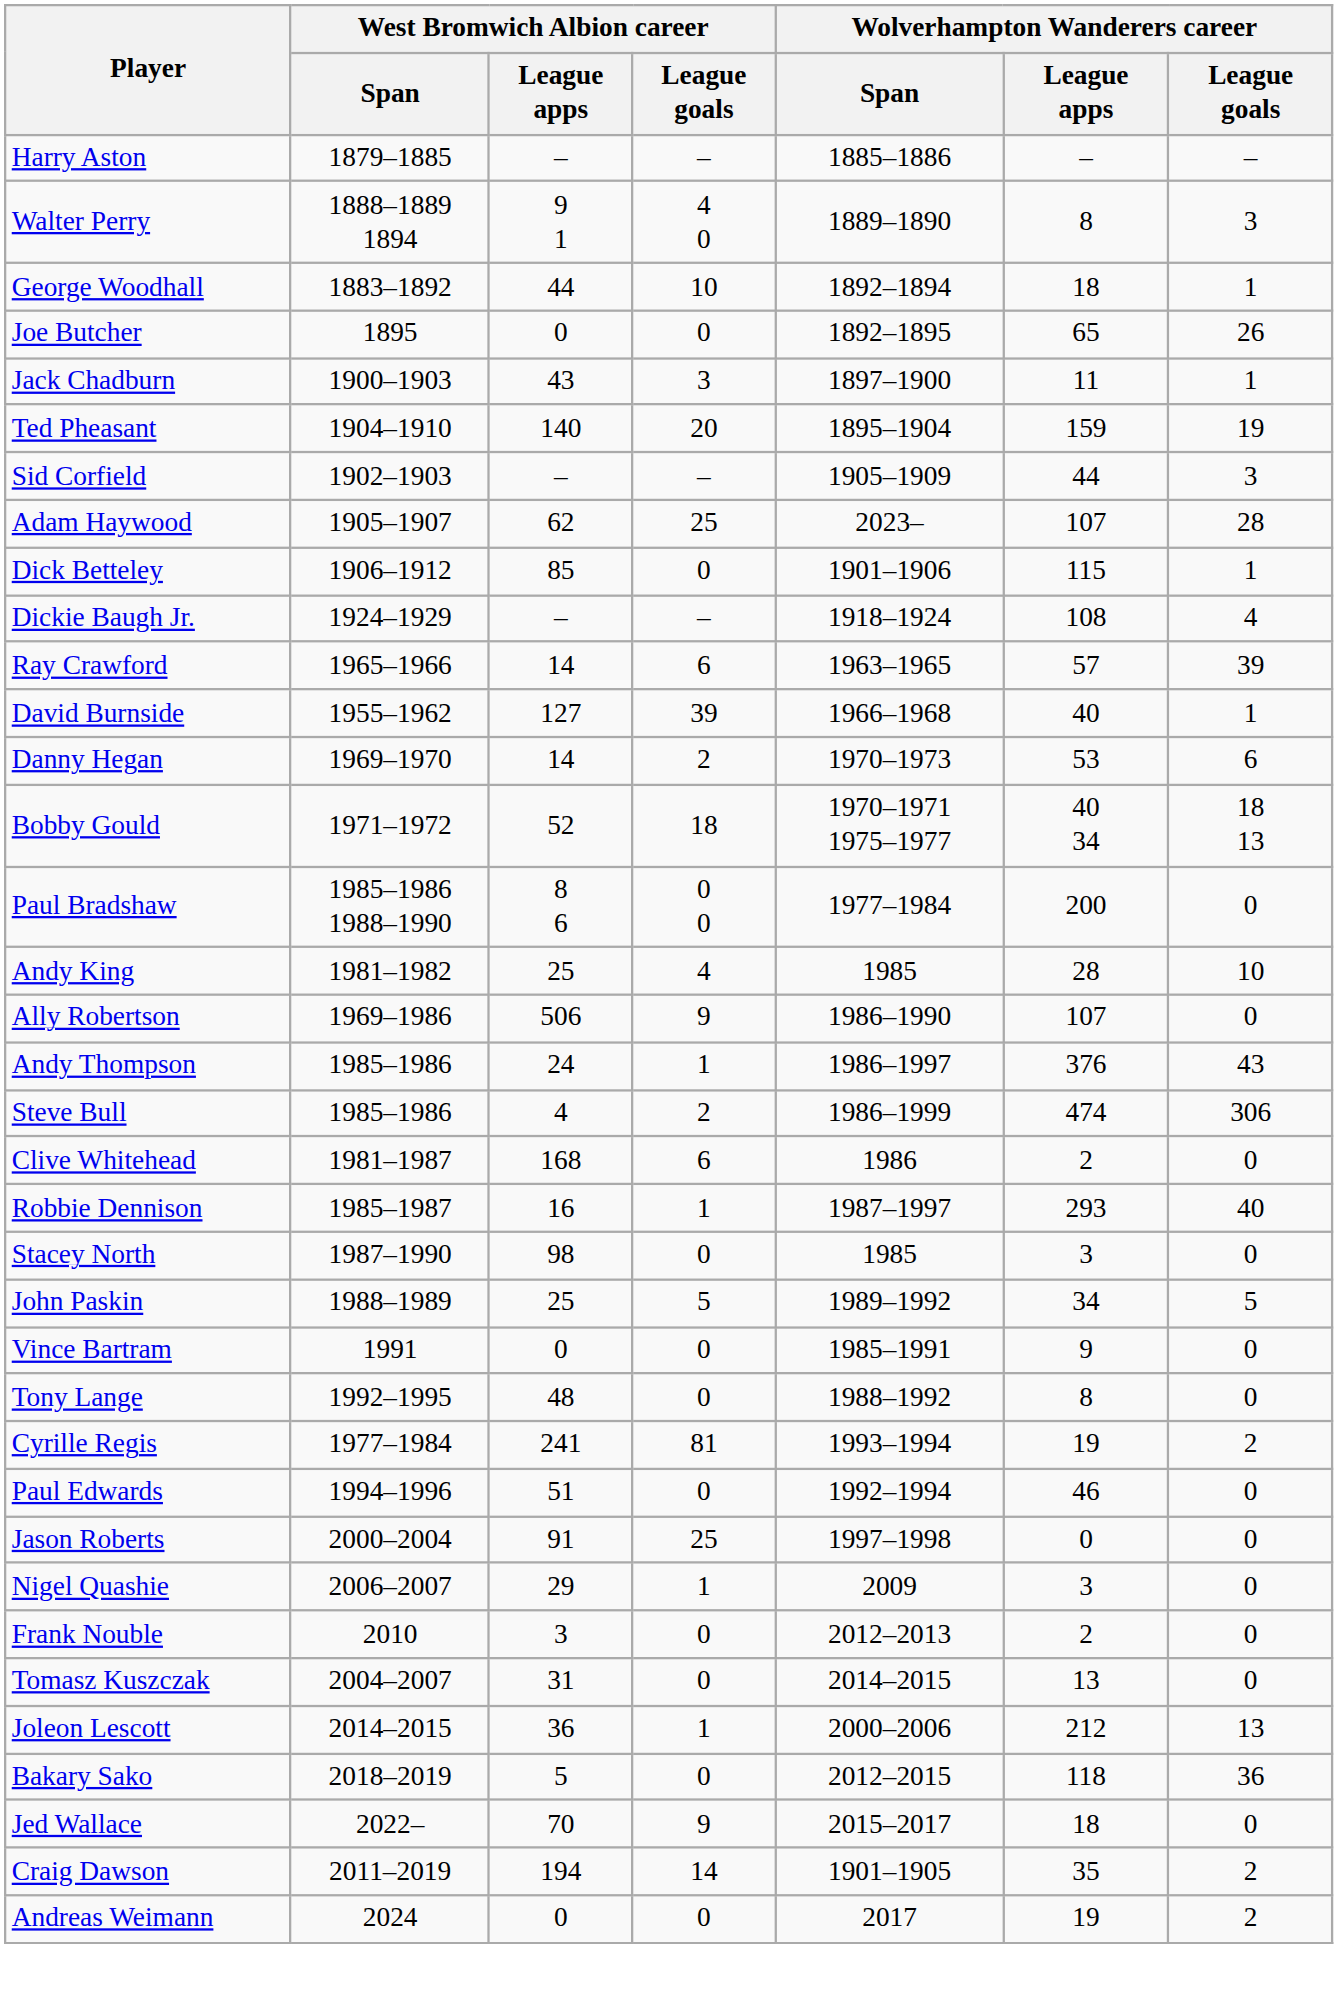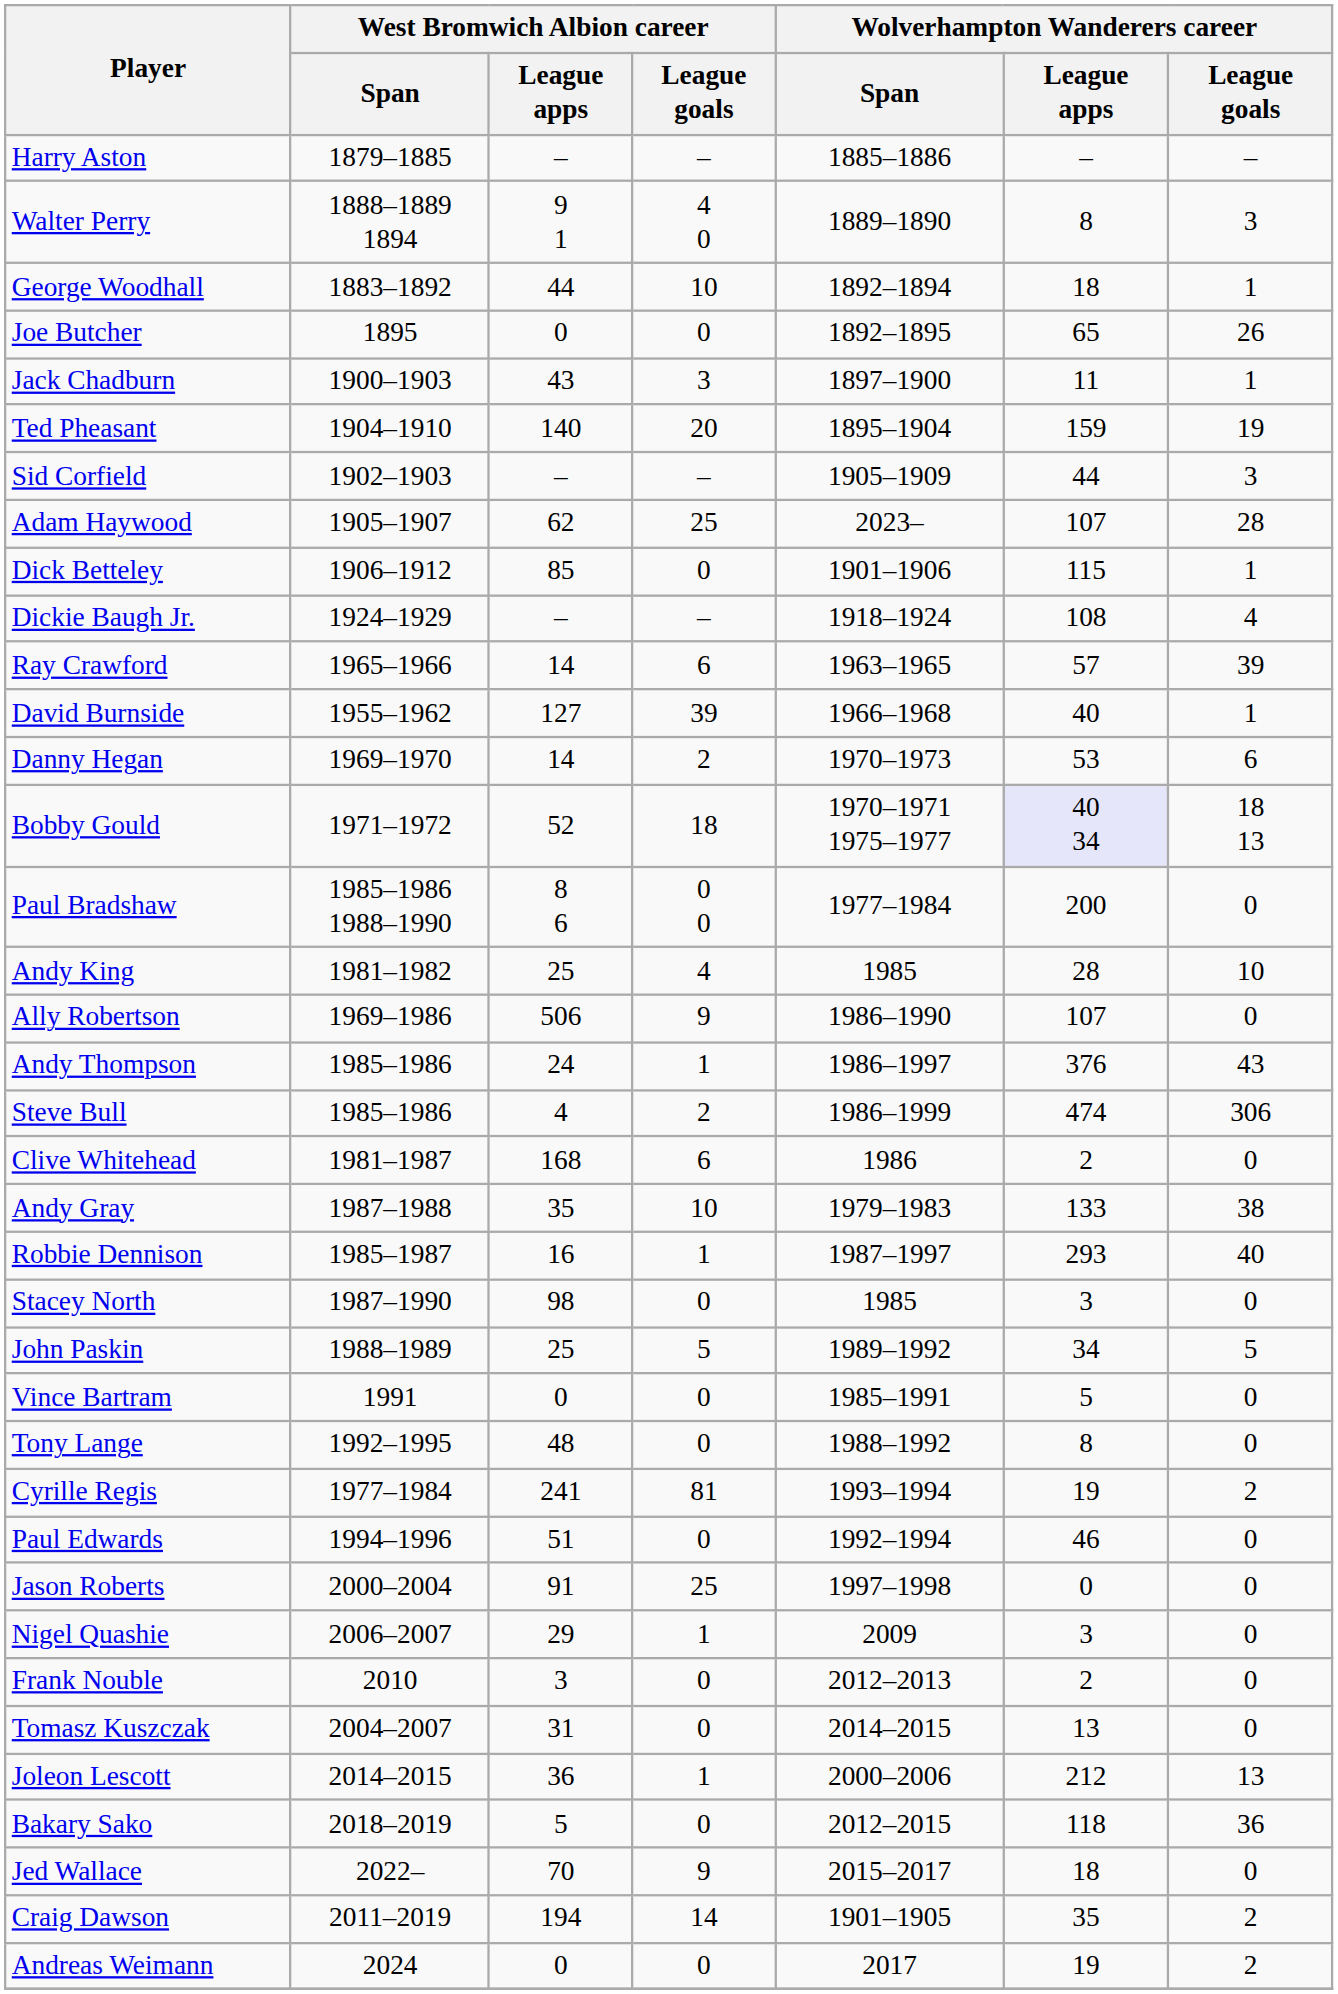(1086, 824) no background -> (1086, 824) lavender background
+ row: (73, 1207)
(1086, 1349) 9 -> (1086, 1396) 5
